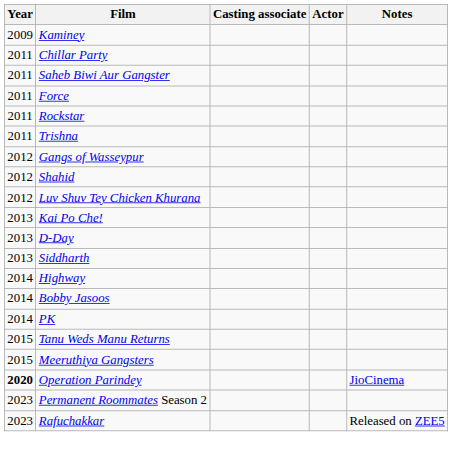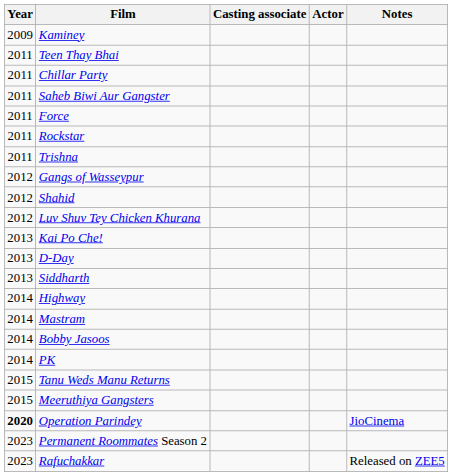+ row: (79, 55)
+ row: (62, 319)
